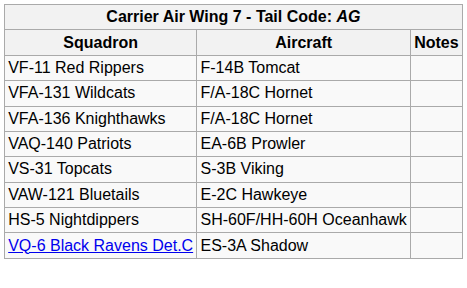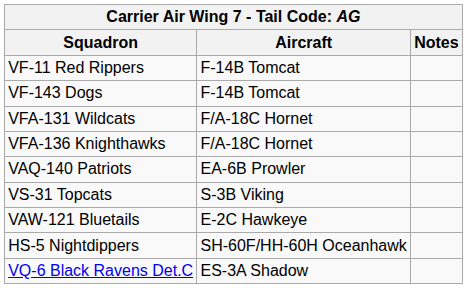+ row: (55, 93)
